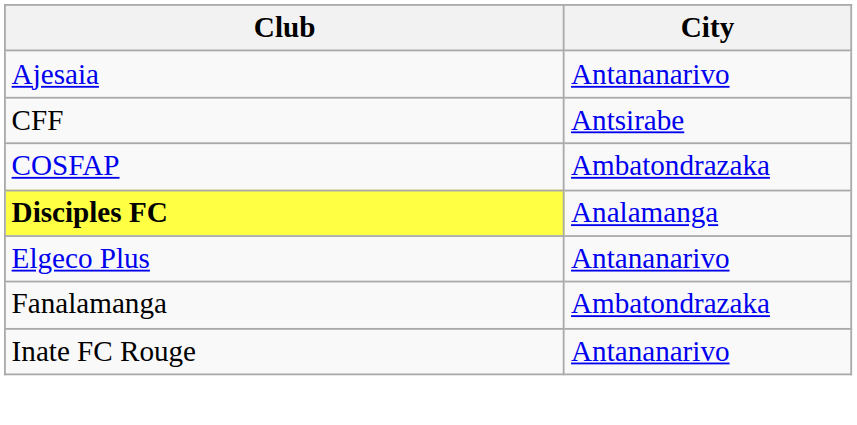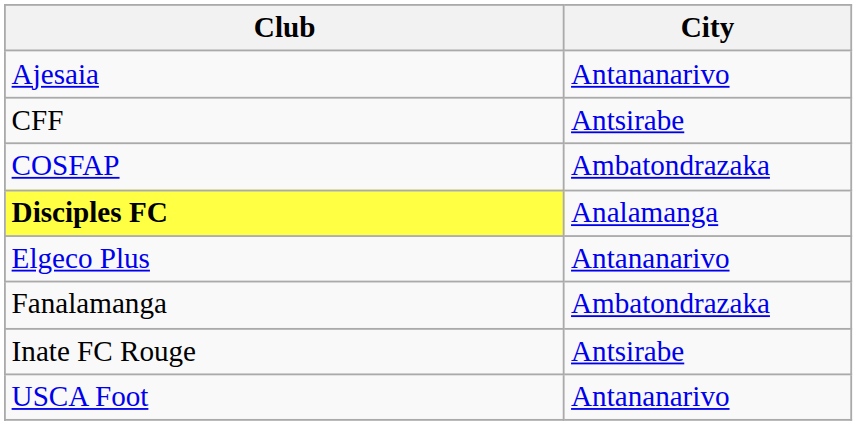(650, 350) Antananarivo -> (628, 350) Antsirabe
+ row: (80, 397)
